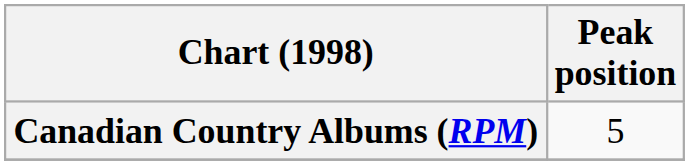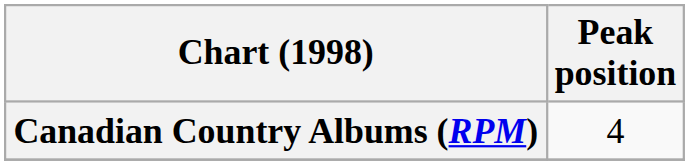(615, 130) 5 -> (615, 130) 4
